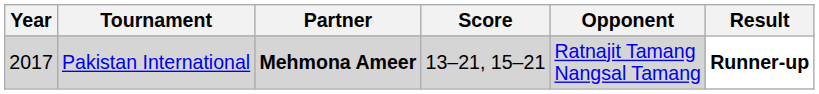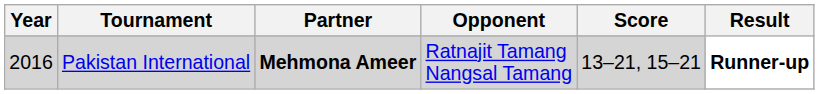columns swapped: (628, 21) <-> (485, 21)
(31, 62) 2017 -> (31, 62) 2016
